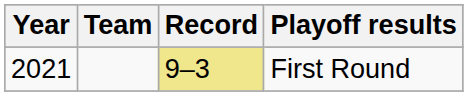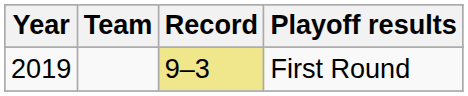(41, 68) 2021 -> (41, 68) 2019
